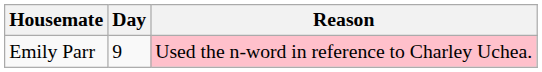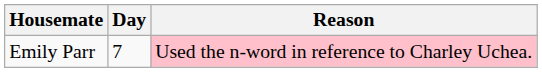(117, 51) 9 -> (117, 51) 7
